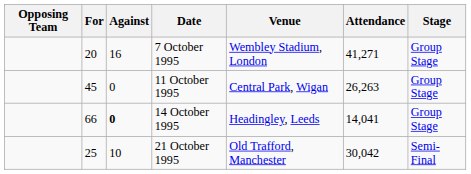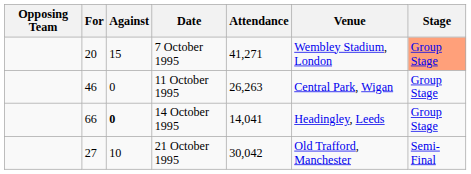columns swapped: (285, 20) <-> (375, 20)
(115, 53) 16 -> (115, 53) 15
(426, 53) no background -> (426, 53) lightsalmon background
(91, 86) 45 -> (91, 86) 46
(91, 152) 25 -> (91, 152) 27
